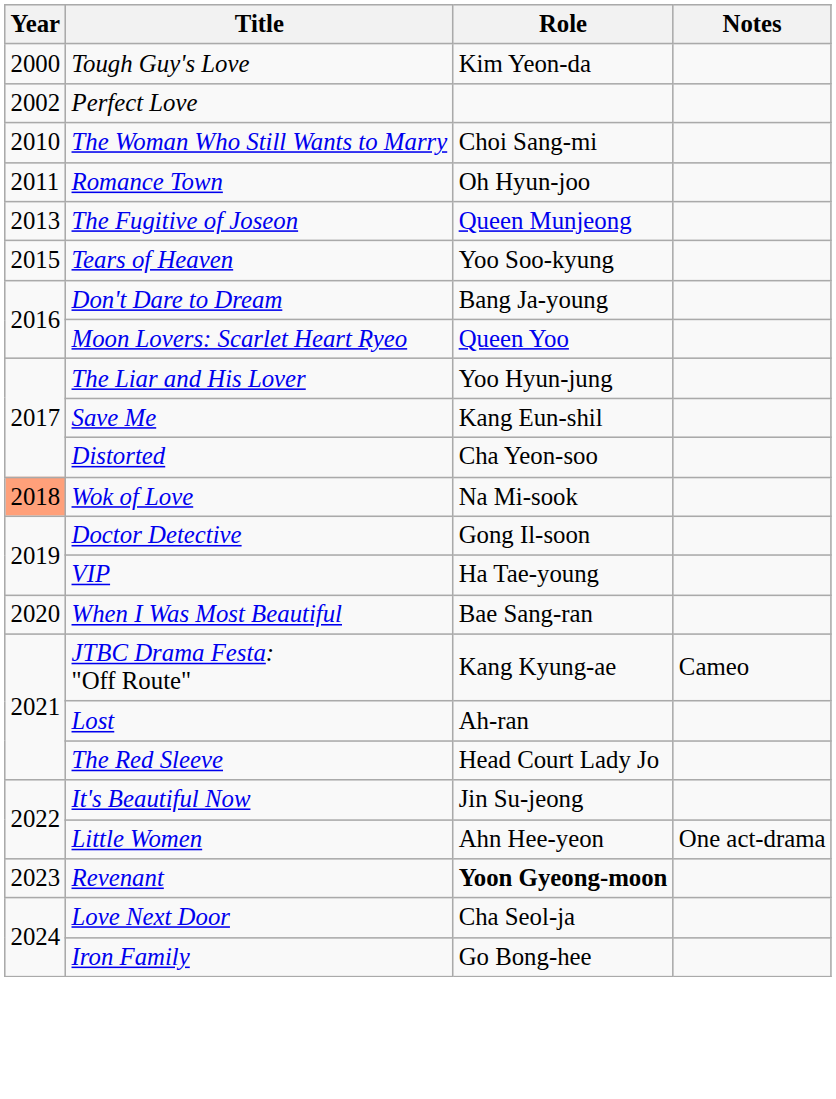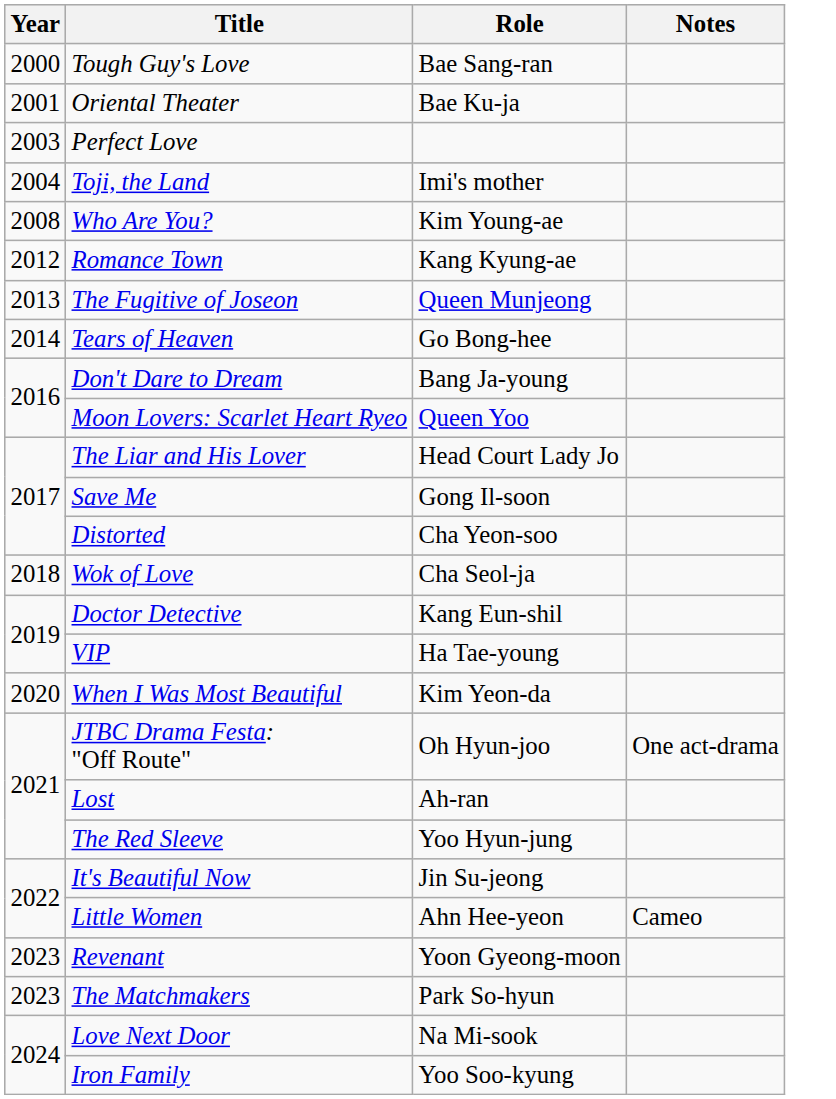(525, 63) Kim Yeon-da -> (486, 63) Bae Sang-ran
+ row: (155, 102)
(35, 102) 2002 -> (35, 142) 2003
+ row: (140, 181)
+ row: (142, 220)
- row: (259, 142)
(35, 181) 2011 -> (35, 260) 2012
(524, 181) Oh Hyun-joo -> (497, 260) Kang Kyung-ae
(35, 260) 2015 -> (35, 338) 2014
(536, 260) Yoo Soo-kyung -> (485, 338) Go Bong-hee
(536, 378) Yoo Hyun-jung -> (519, 456) Head Court Lady Jo
(531, 417) Kang Eun-shil -> (484, 496) Gong Il-soon
(35, 496) lightsalmon background -> (35, 574) no background
(518, 496) Na Mi-sook -> (477, 574) Cha Seol-ja
(524, 535) Gong Il-soon -> (491, 614) Kang Eun-shil
(526, 614) Bae Sang-ran -> (485, 692) Kim Yeon-da
(538, 667) Kang Kyung-ae -> (484, 746) Oh Hyun-joo
(714, 667) Cameo -> (705, 746) One act-drama
(559, 760) Head Court Lady Jo -> (496, 838) Yoo Hyun-jung
(752, 838) One act-drama -> (667, 917) Cameo
(563, 878) bold -> (520, 956) normal
+ row: (161, 996)
(517, 917) Cha Seol-ja -> (478, 1035) Na Mi-sook
(525, 956) Go Bong-hee -> (496, 1074) Yoo Soo-kyung
